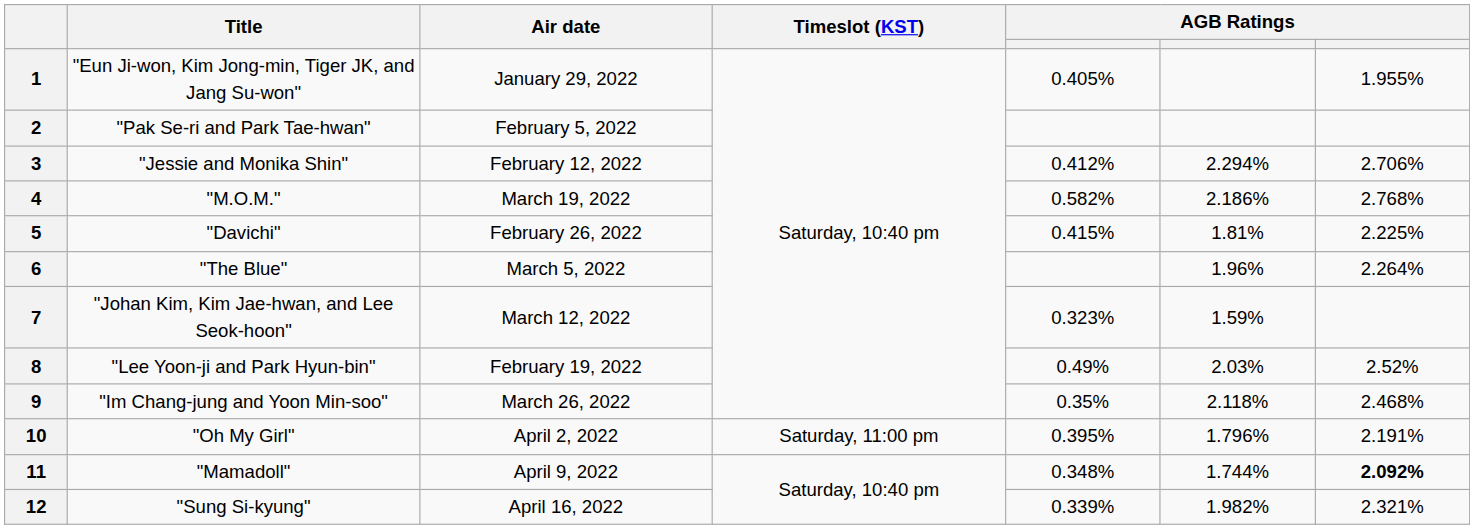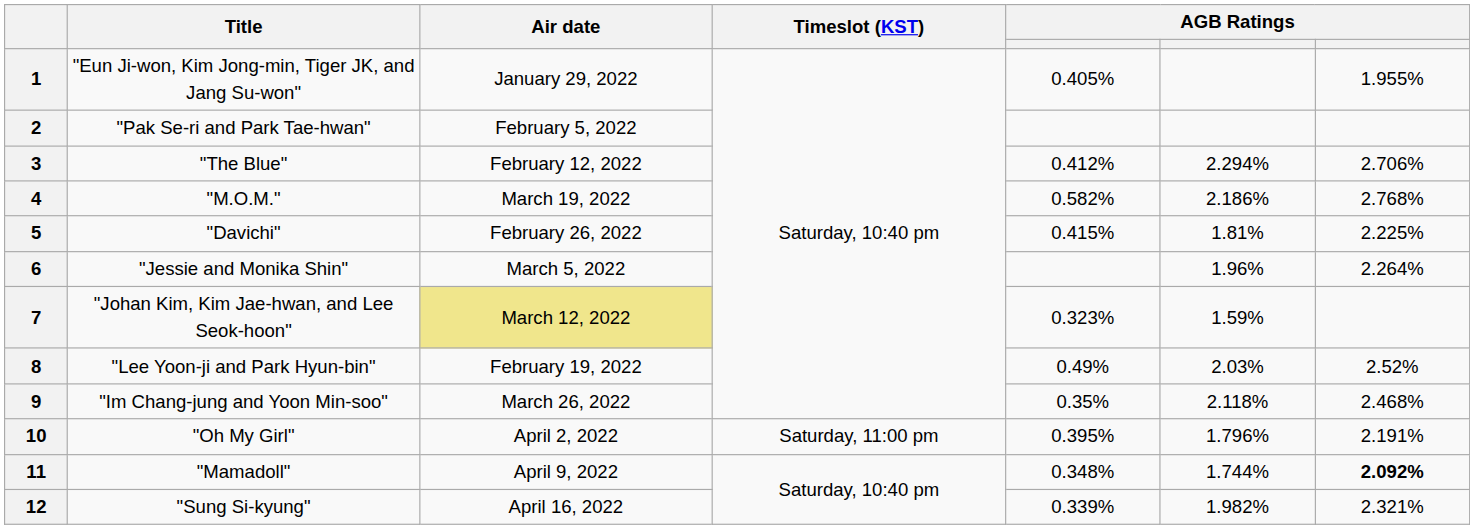(244, 163) "Jessie and Monika Shin" -> (244, 163) "The Blue"
(244, 269) "The Blue" -> (244, 269) "Jessie and Monika Shin"
(566, 317) no background -> (566, 317) khaki background
